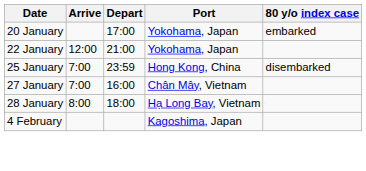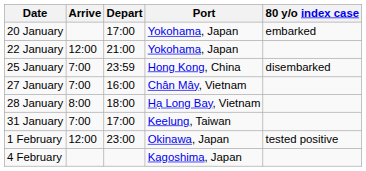+ row: (35, 121)
+ row: (34, 139)
